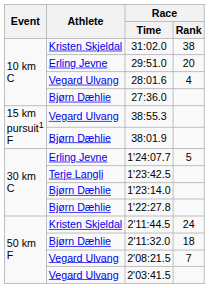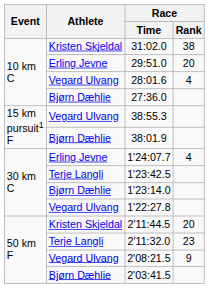(189, 158) 5 -> (189, 158) 4
(80, 208) Bjørn Dæhlie -> (84, 208) Vegard Ulvang
(189, 225) 24 -> (189, 225) 20
(80, 242) Bjørn Dæhlie -> (76, 242) Terje Langli
(189, 242) 18 -> (189, 242) 23
(189, 259) 7 -> (189, 259) 9
(84, 275) Vegard Ulvang -> (80, 275) Bjørn Dæhlie
